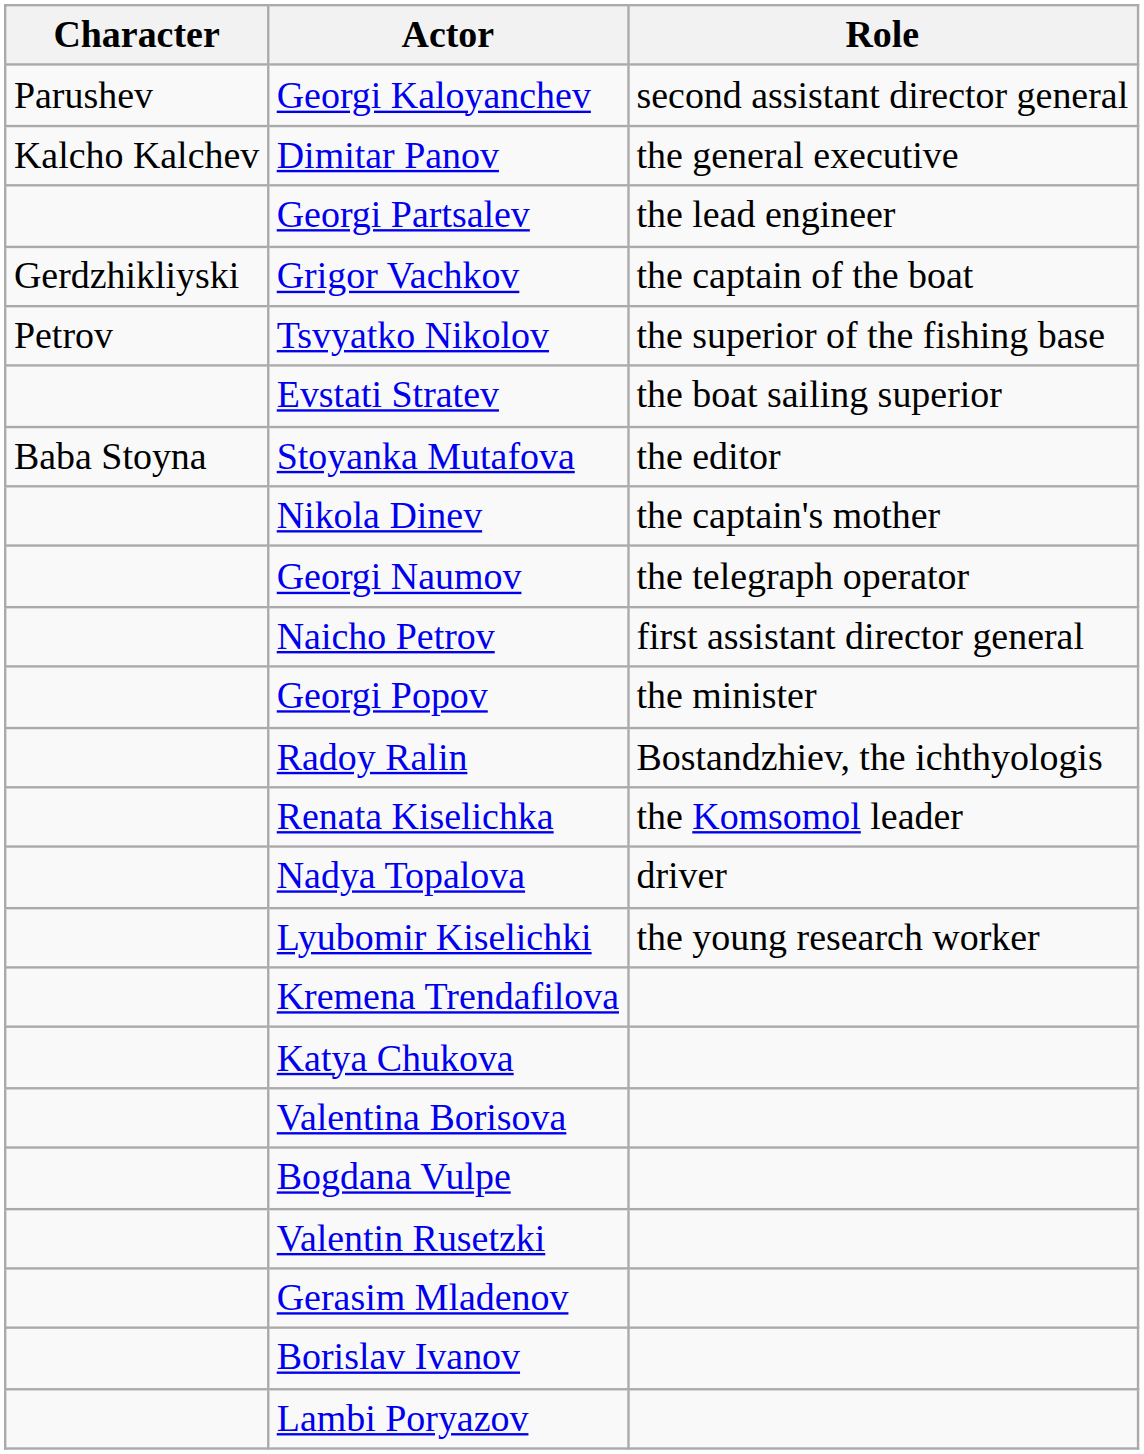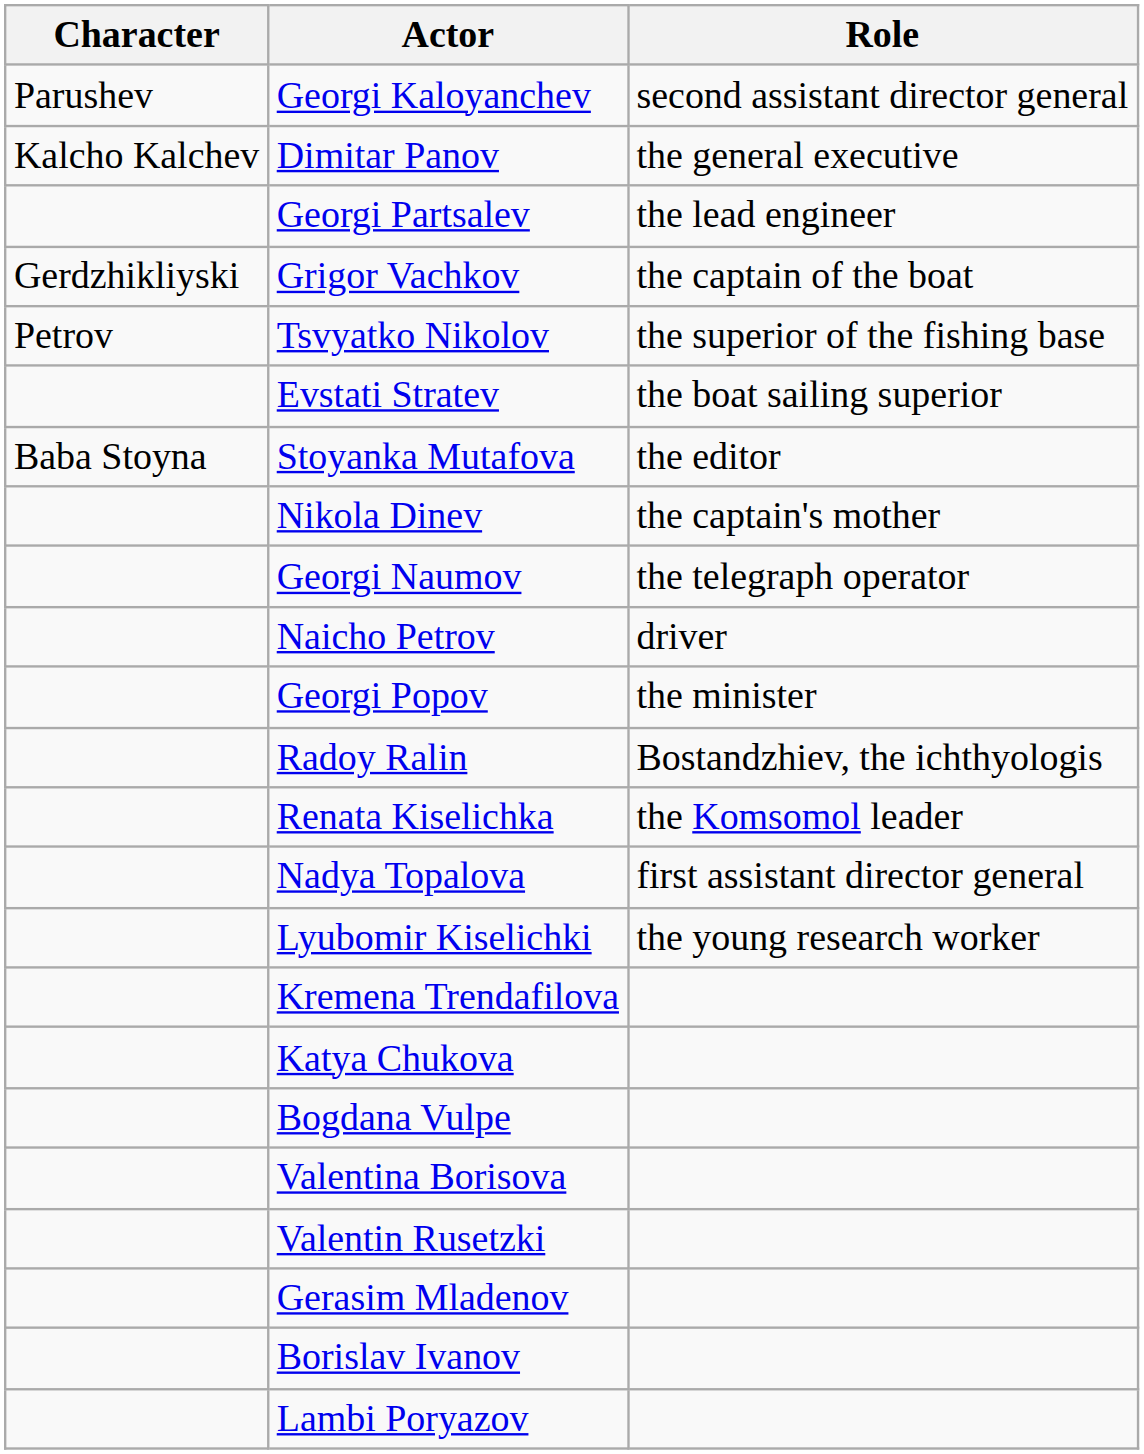(860, 635) first assistant director general -> (682, 635) driver
(682, 876) driver -> (860, 876) first assistant director general
rows swapped: (422, 1117) <-> (394, 1177)
